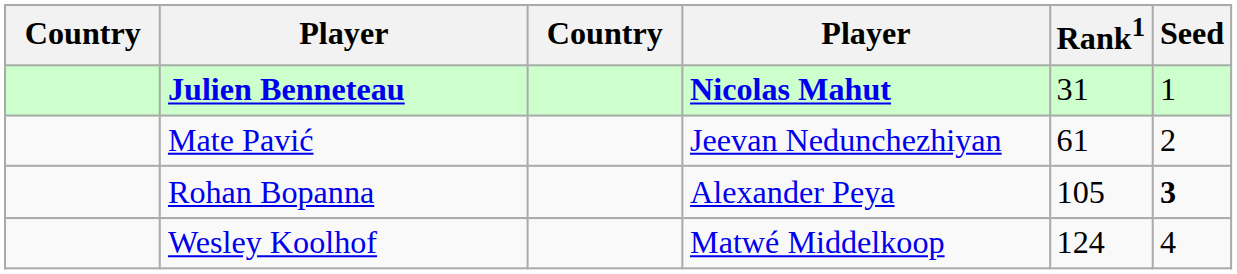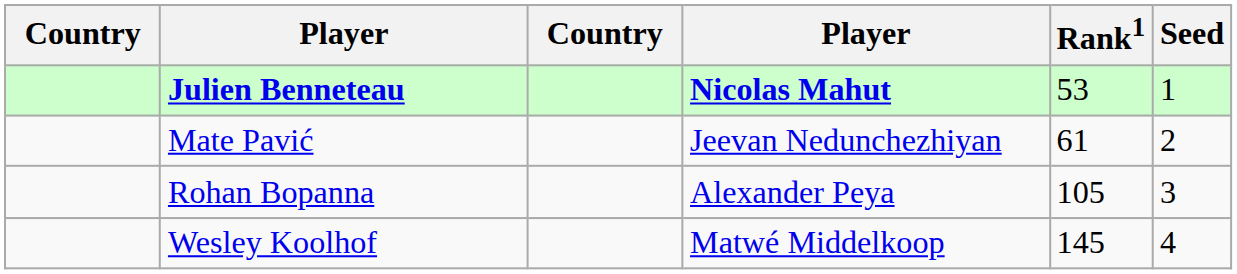(1073, 89) 31 -> (1073, 89) 53
(1168, 191) bold -> (1168, 191) normal
(1081, 242) 124 -> (1081, 242) 145
